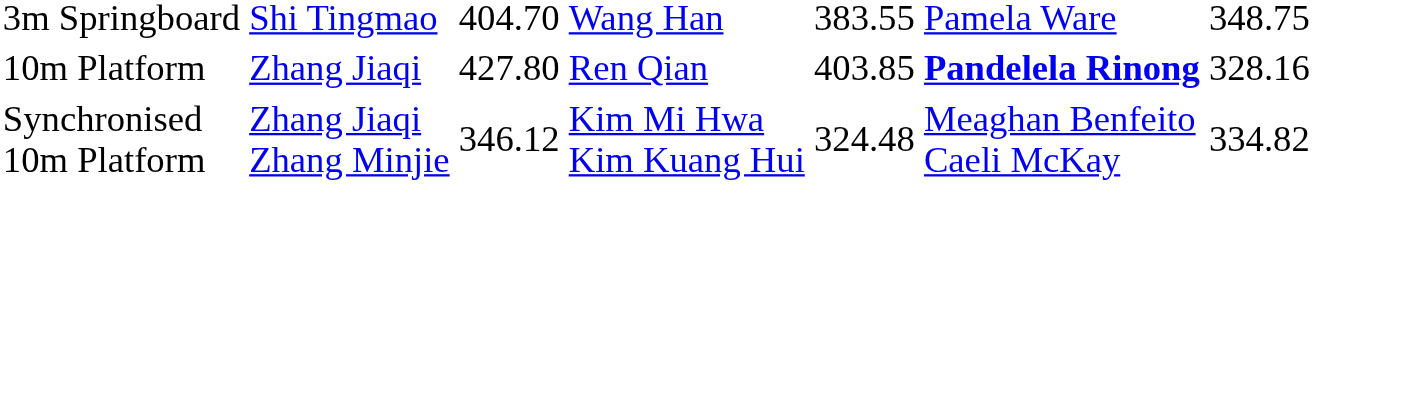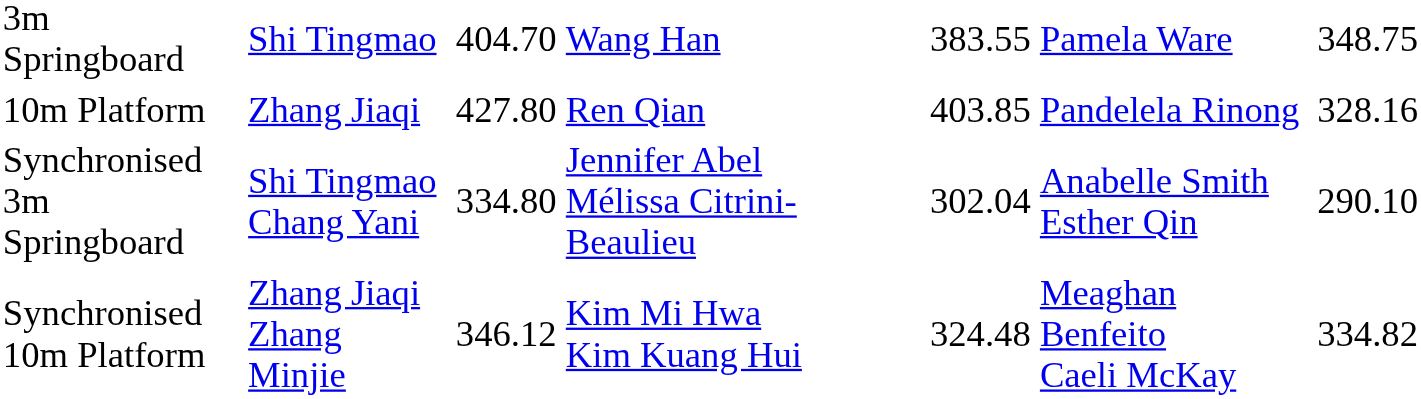(1062, 68) bold -> (1170, 109) normal
+ row: (103, 201)
